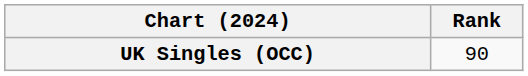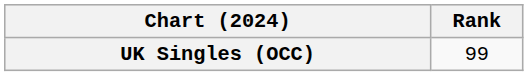(477, 54) 90 -> (477, 54) 99
